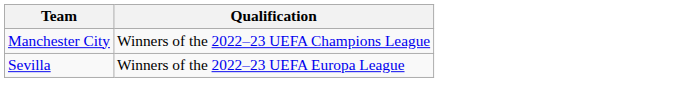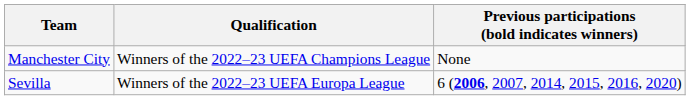+ column: (559, 25)
